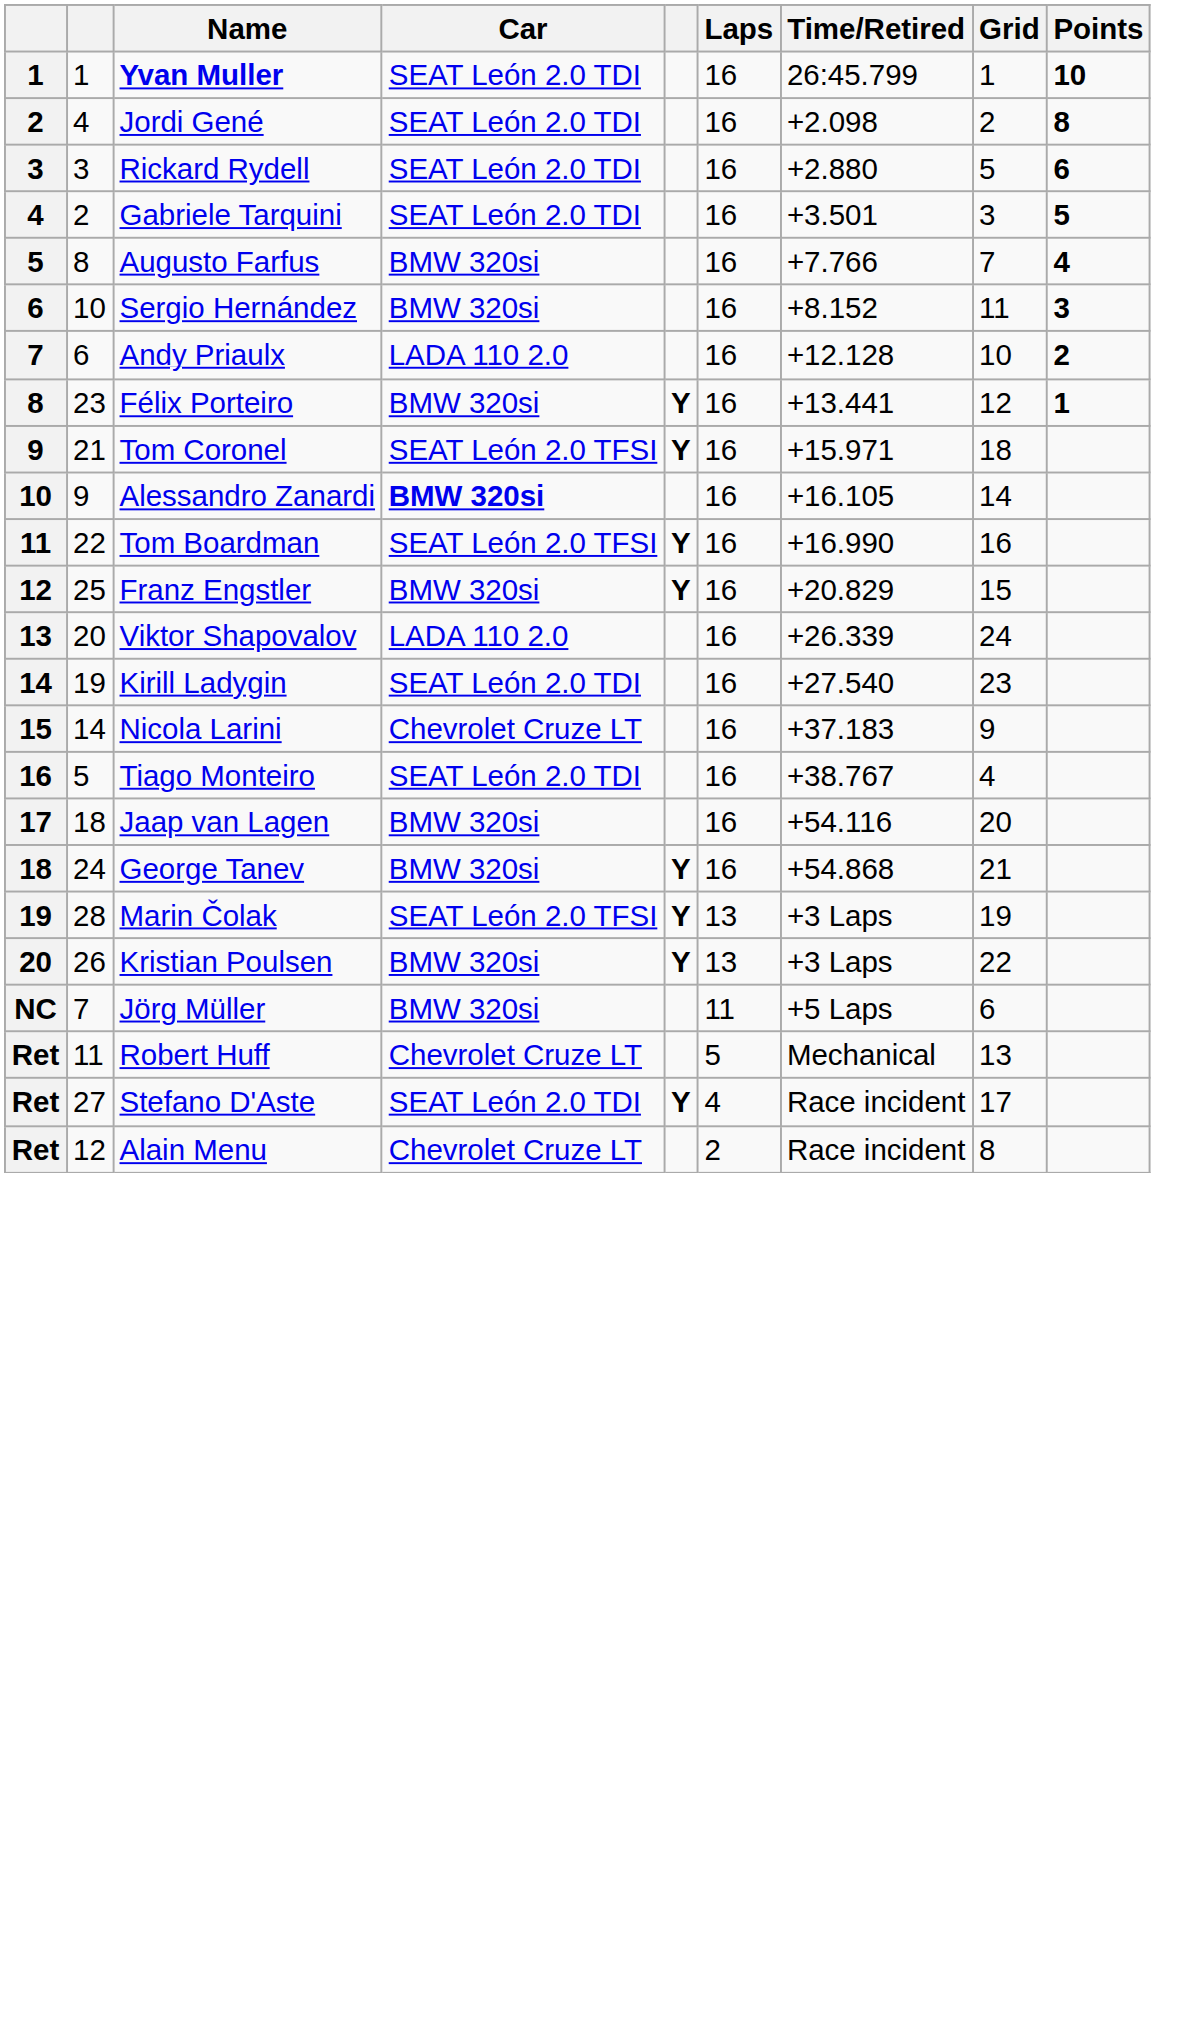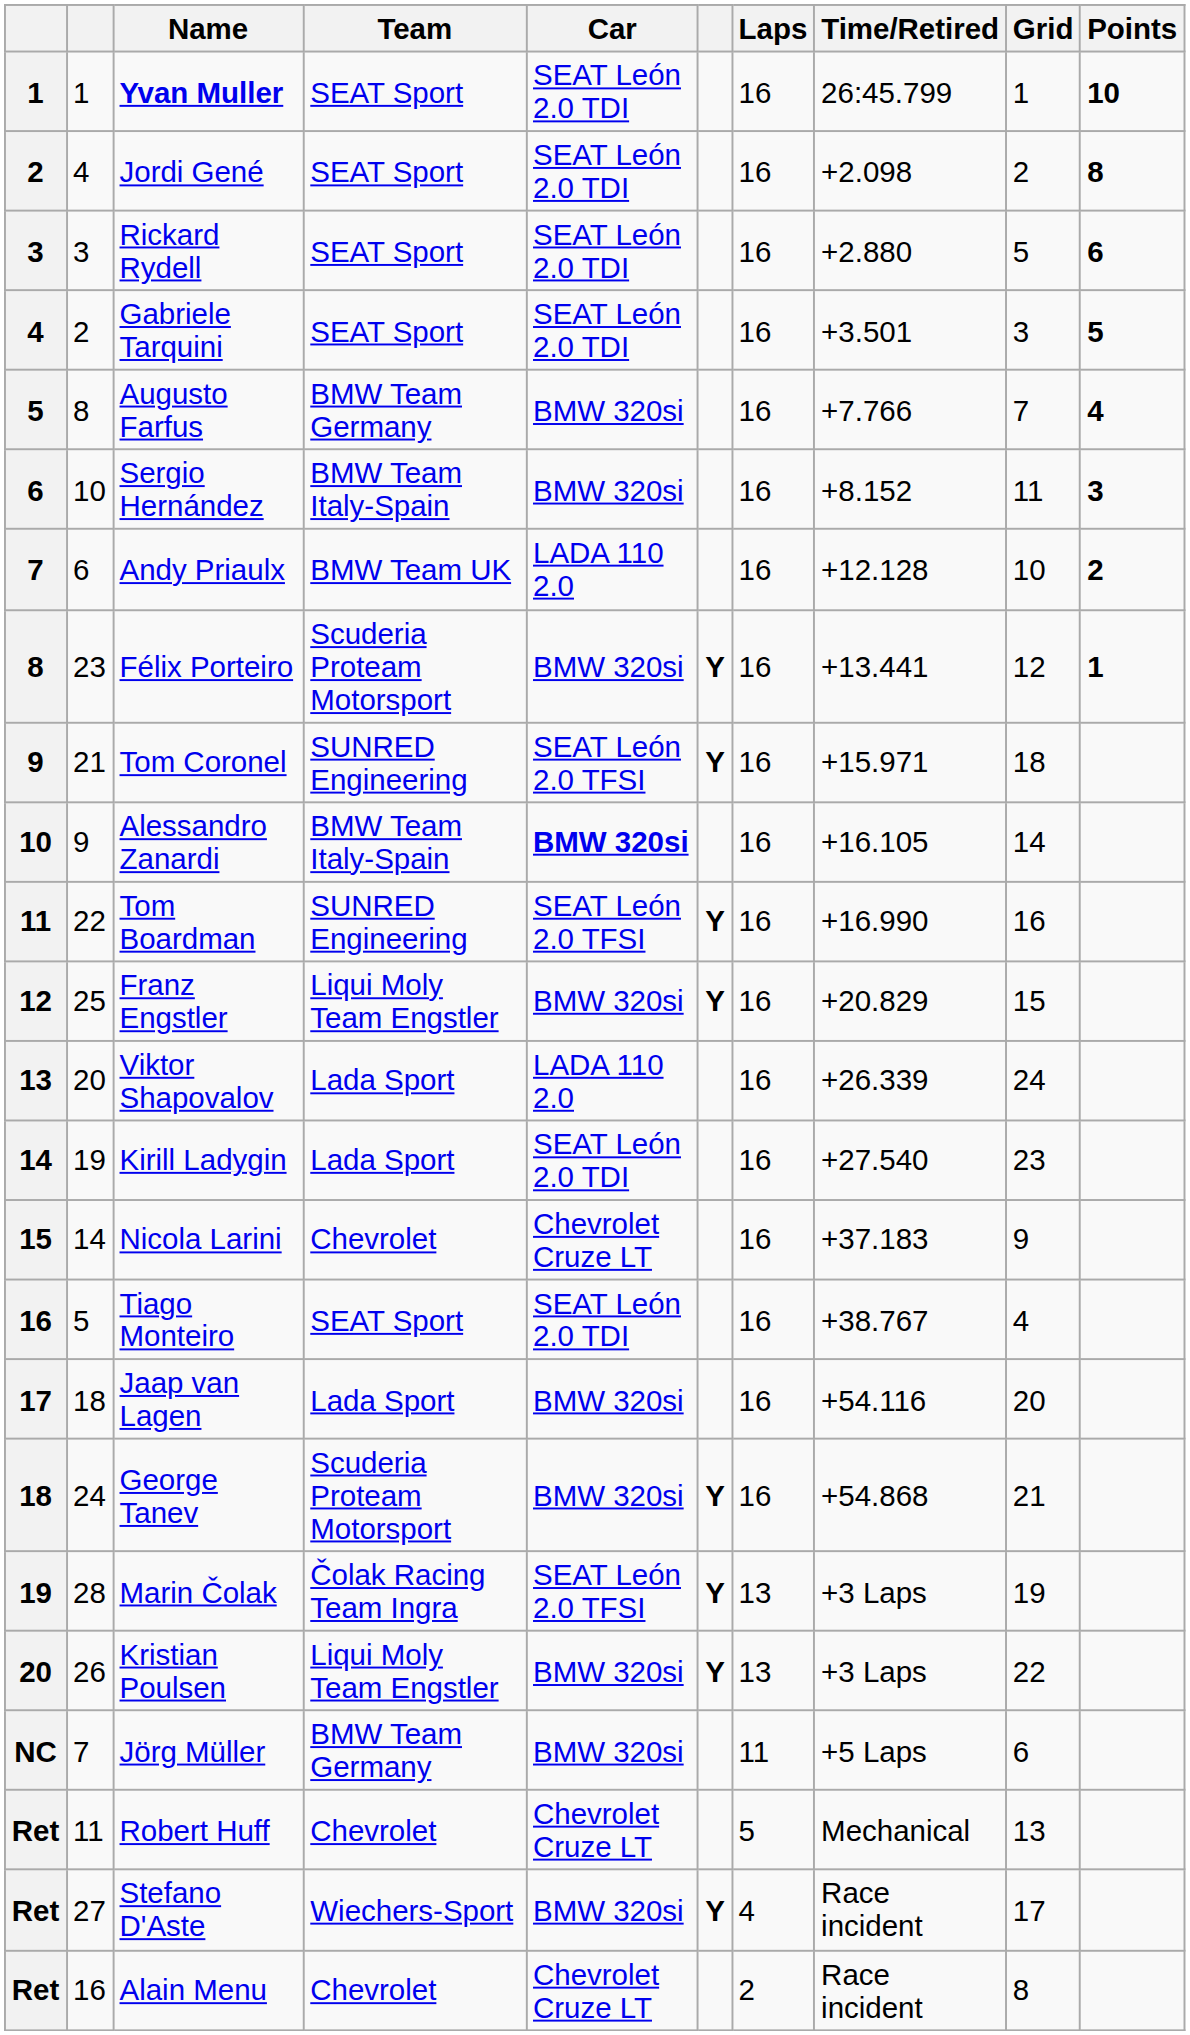+ column: (415, 28)
(515, 1102) SEAT León 2.0 TDI -> (608, 1910) BMW 320si
(89, 1149) 12 -> (89, 1990) 16
